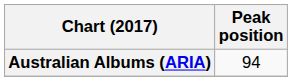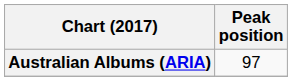(251, 62) 94 -> (251, 62) 97
